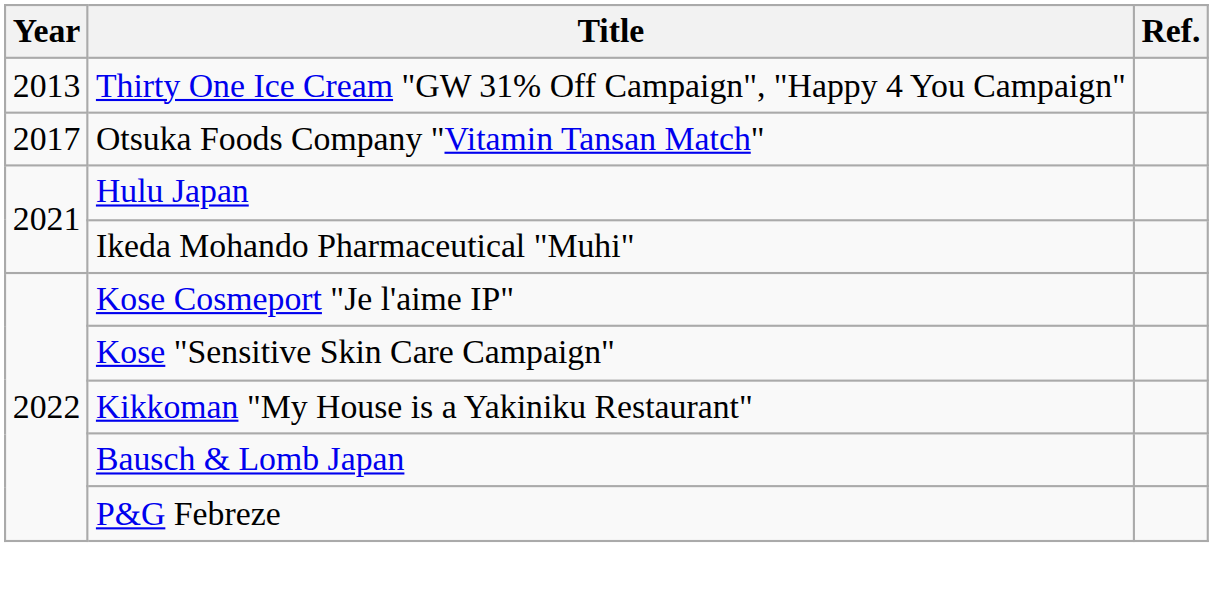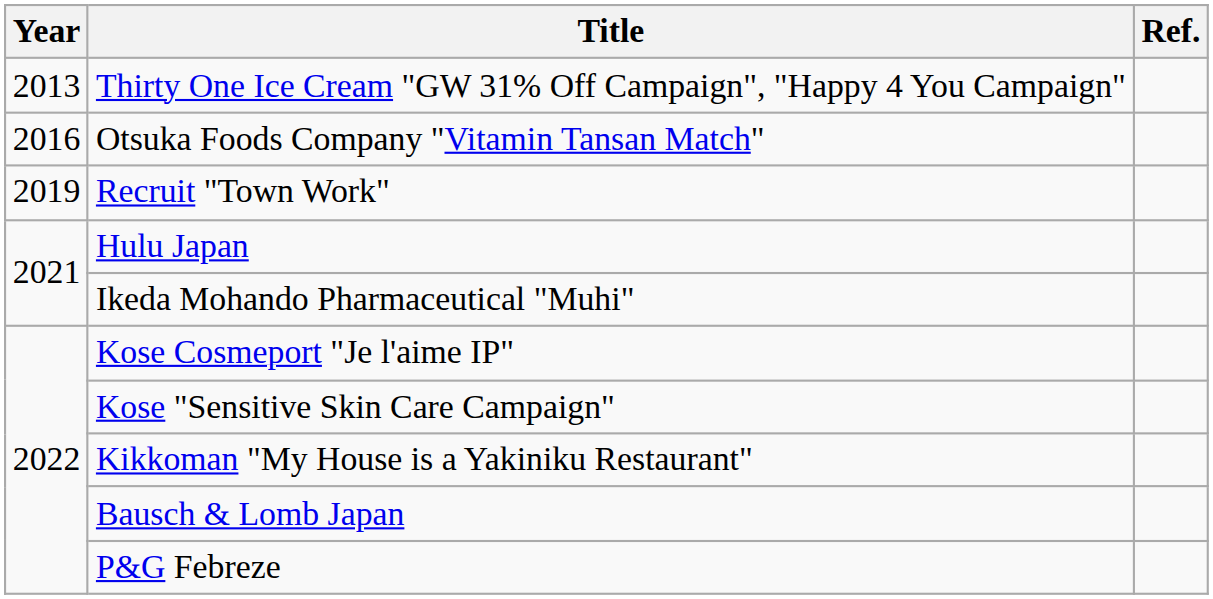(47, 138) 2017 -> (47, 138) 2016
+ row: (243, 191)
